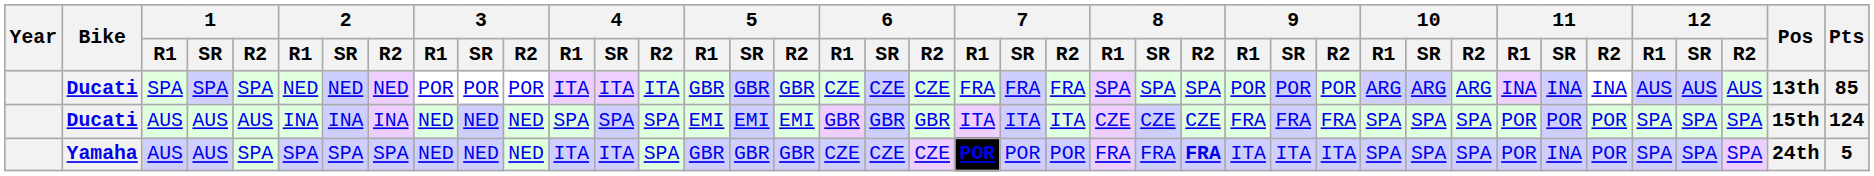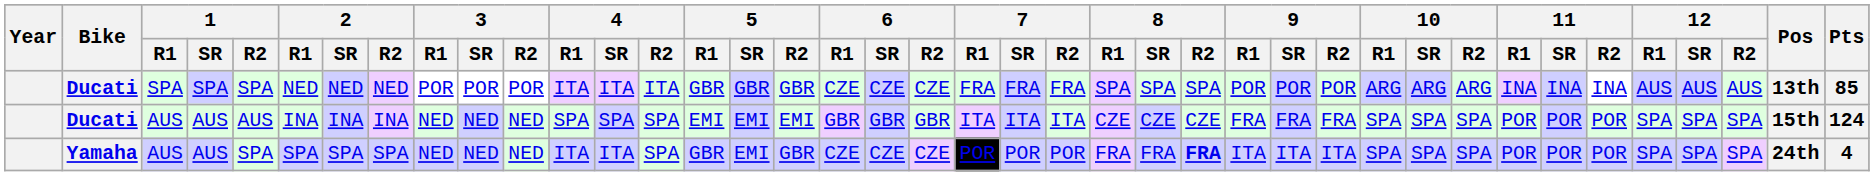(752, 154) GBR -> (752, 154) EMI
(977, 154) bold -> (977, 154) normal
(1564, 154) INA -> (1564, 154) POR
(1847, 154) 5 -> (1847, 154) 4
